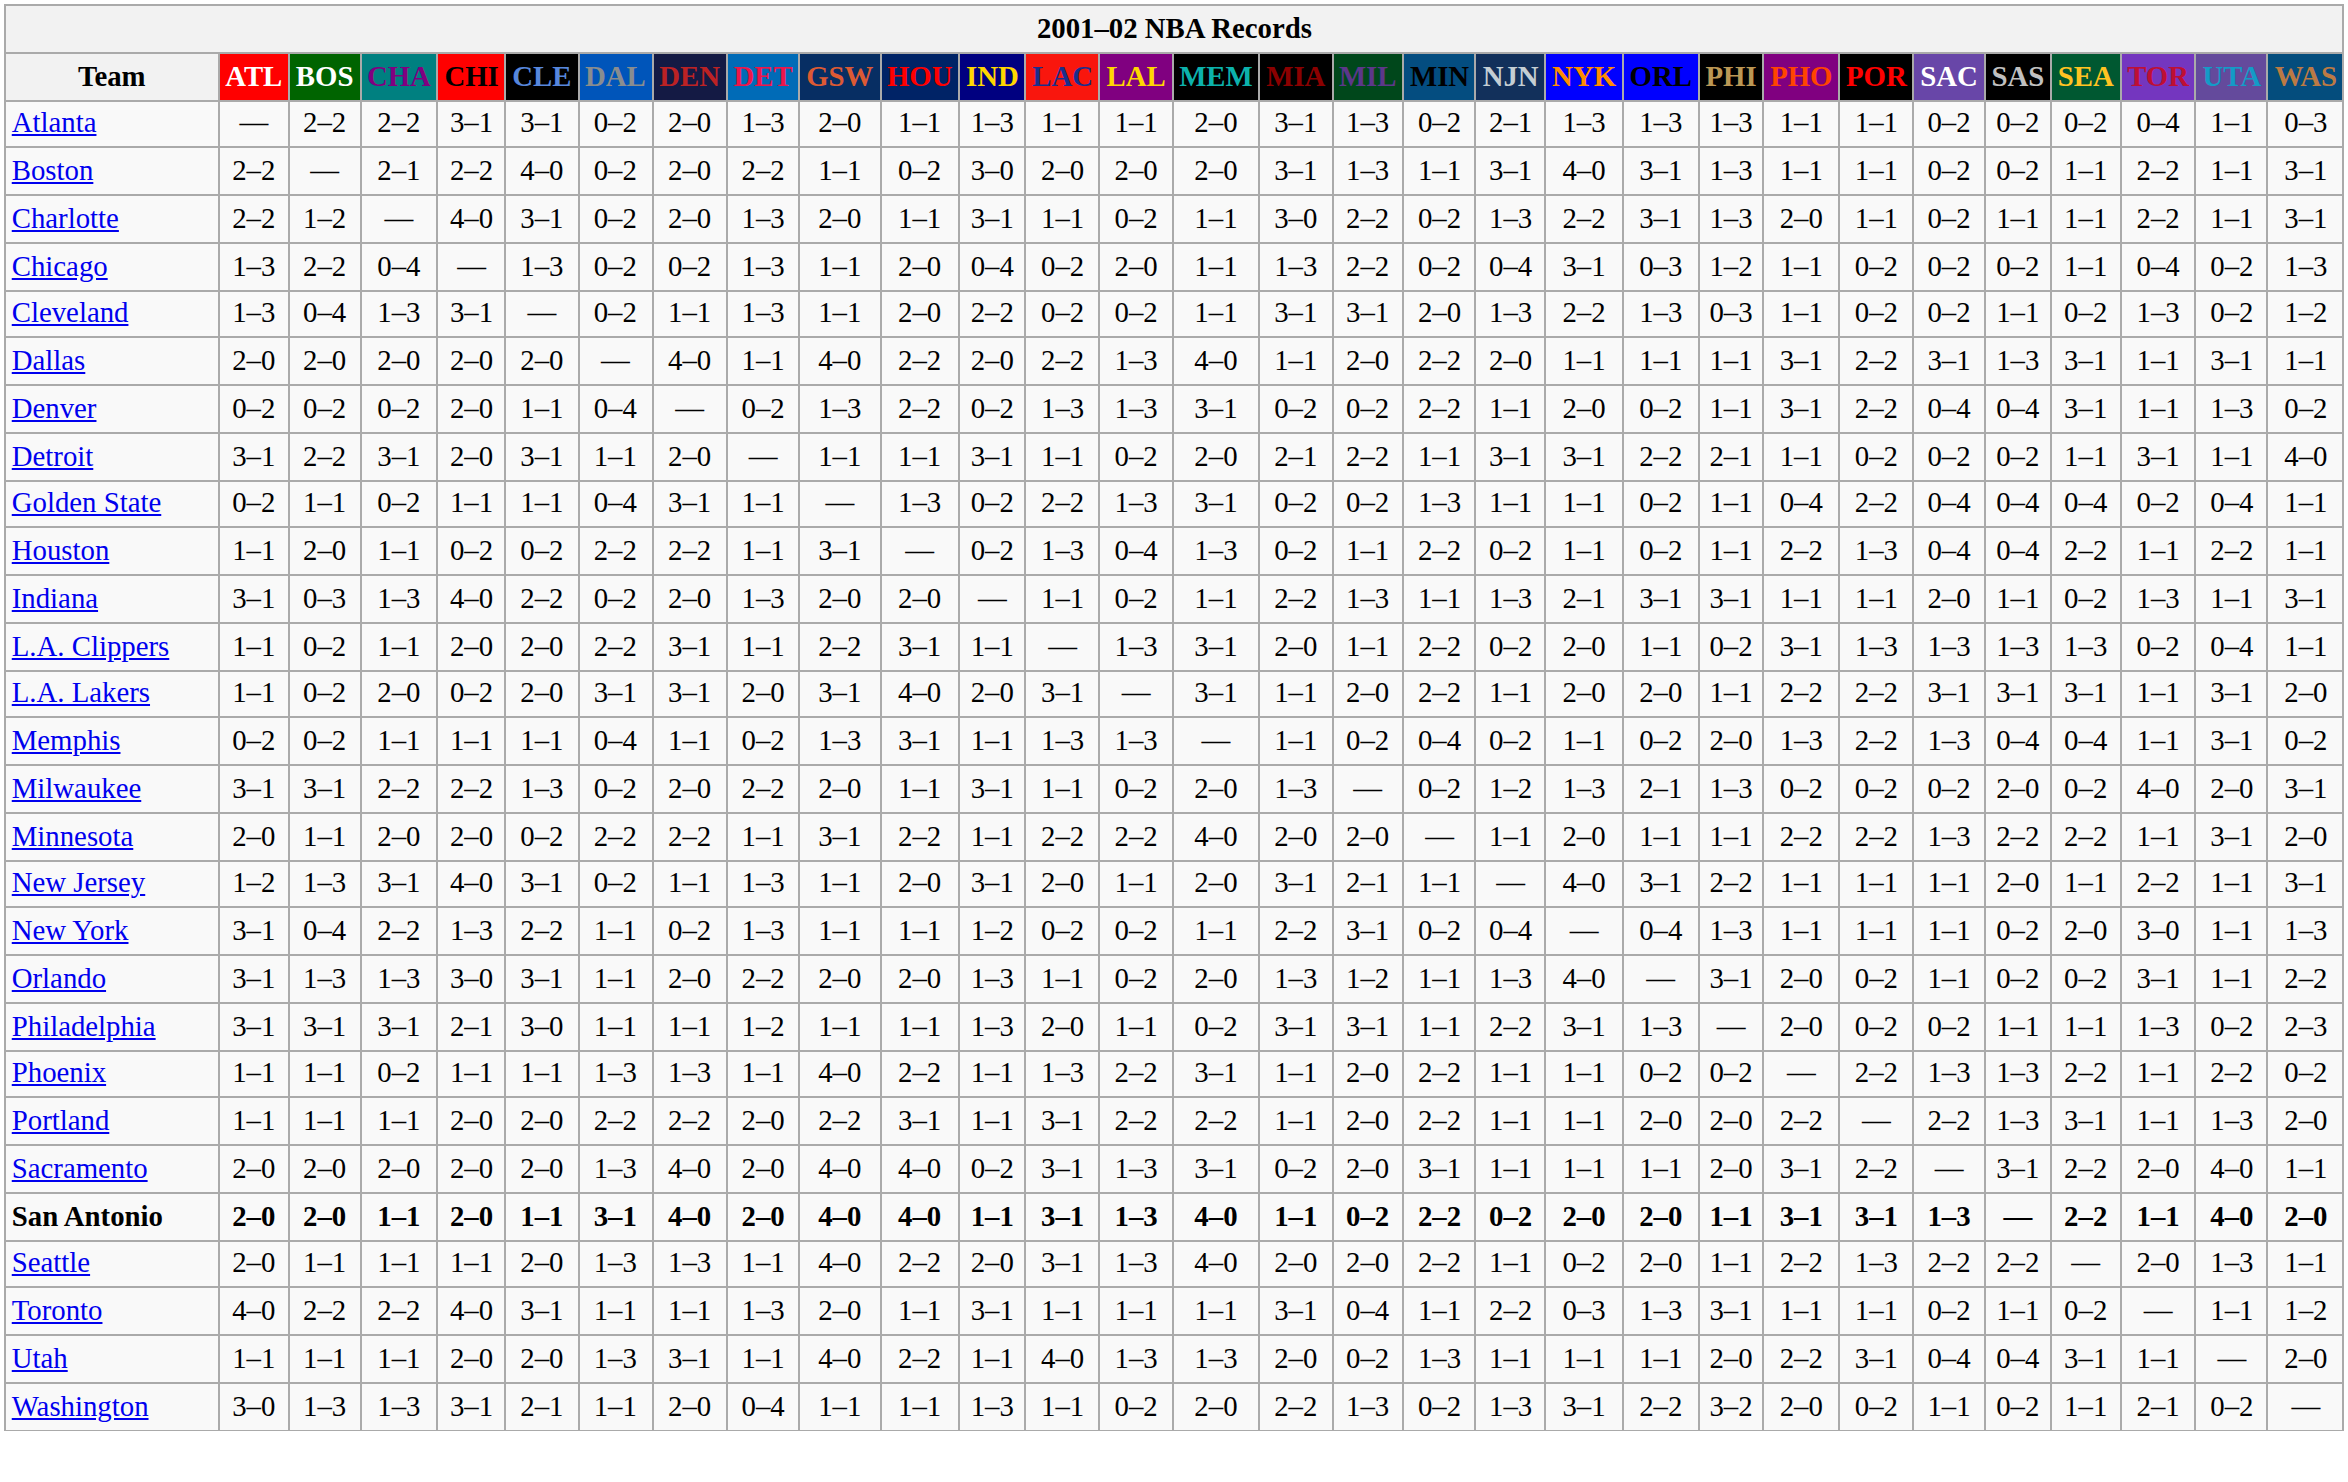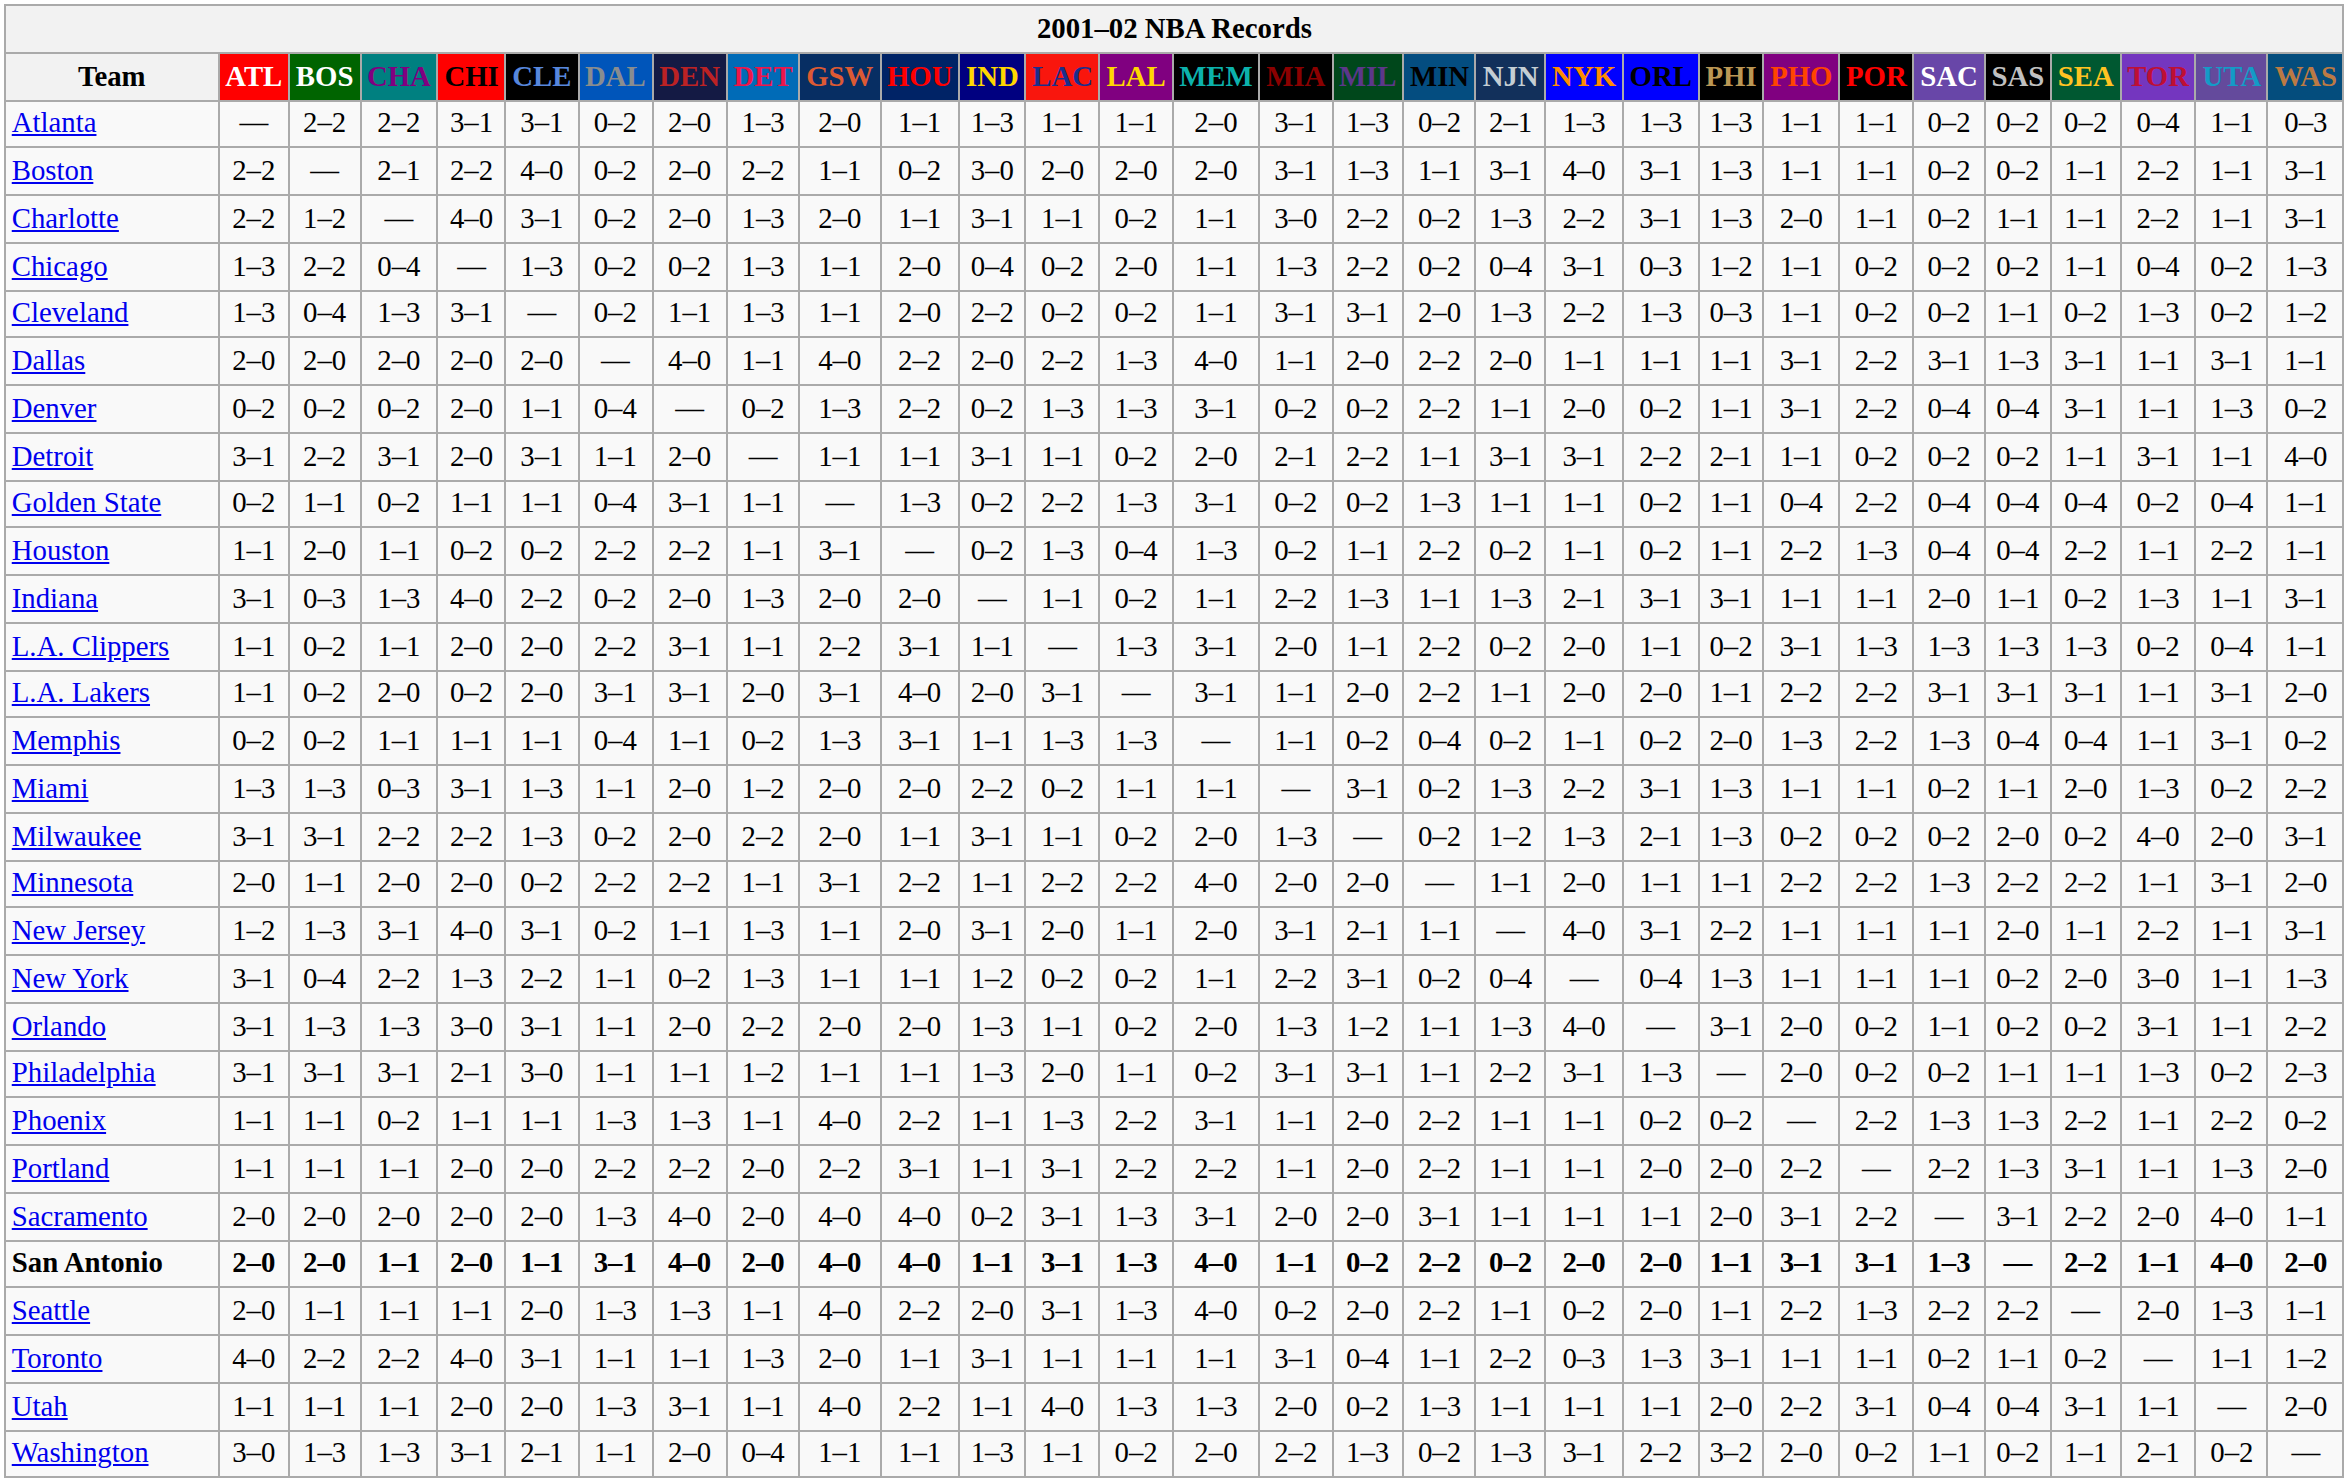+ row: (50, 788)
(1296, 1168) 0–2 -> (1296, 1216) 2–0
(1296, 1263) 2–0 -> (1296, 1311) 0–2
